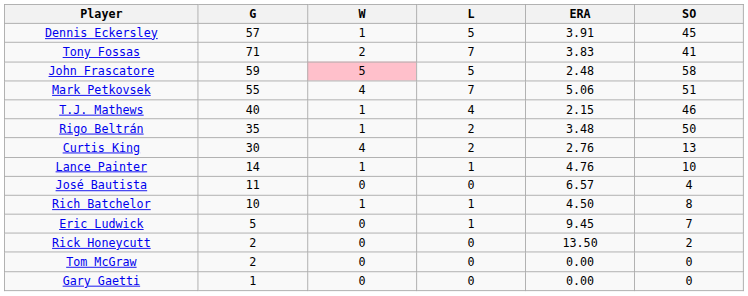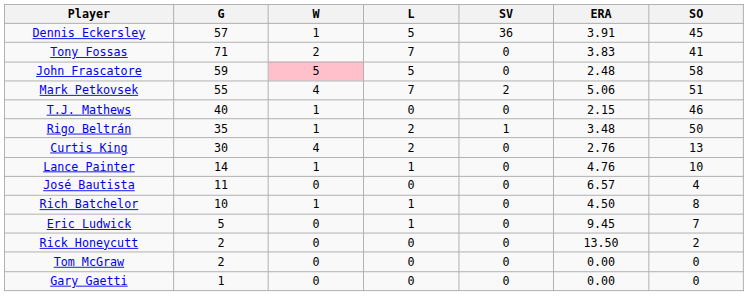+ column: (506, 14)
(471, 109) 4 -> (411, 109) 0
